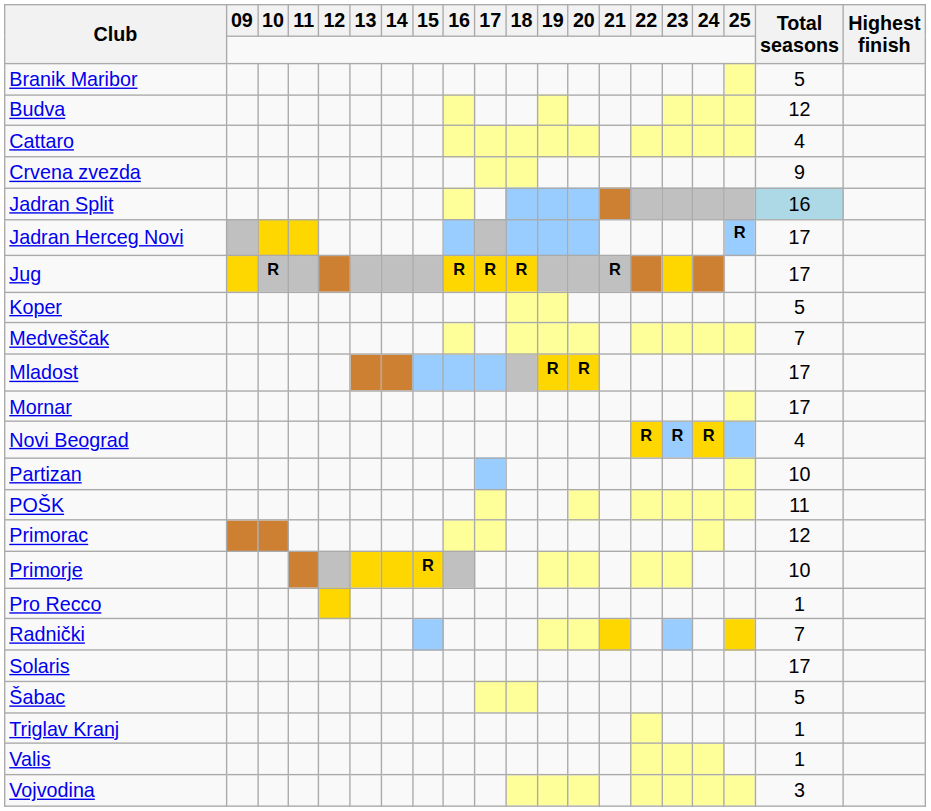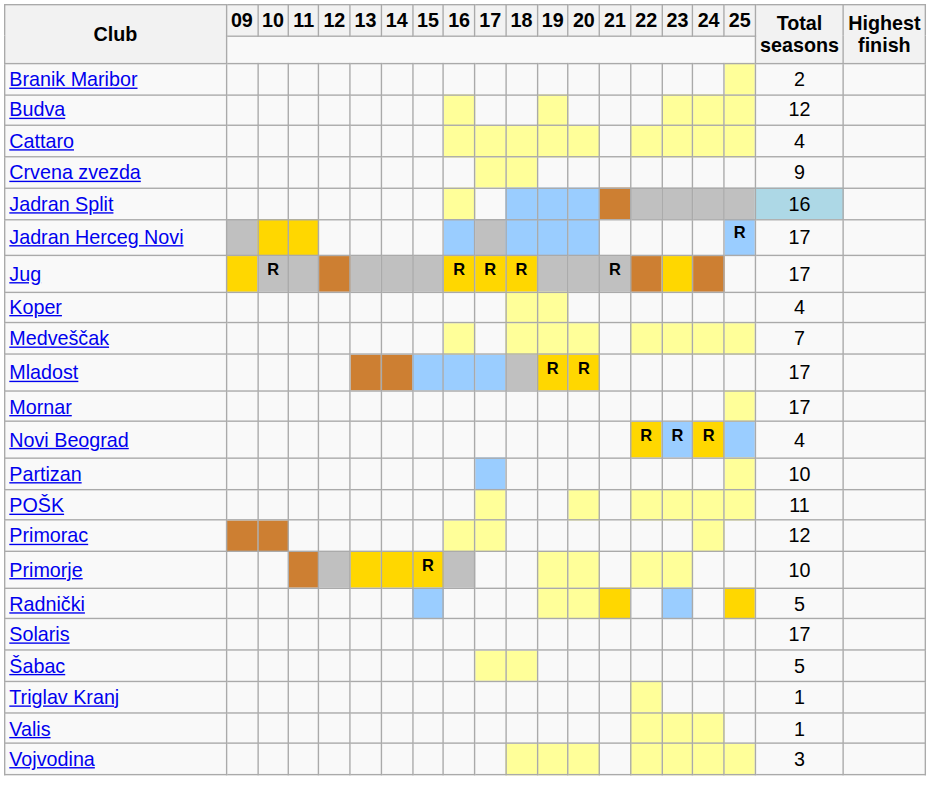(799, 79) 5 -> (799, 79) 2
(799, 308) 5 -> (799, 308) 4
- row: (55, 604)
(799, 635) 7 -> (799, 604) 5
